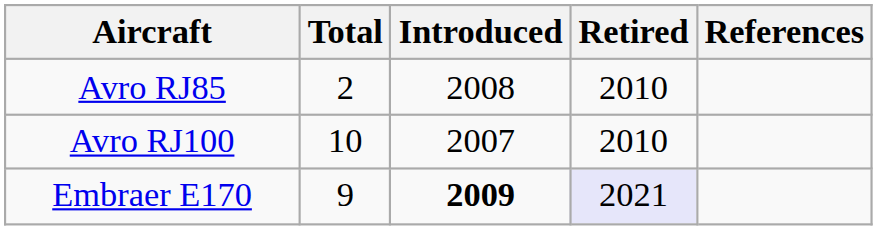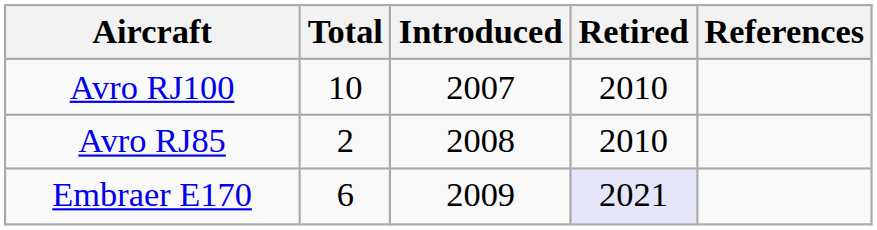rows swapped: (152, 86) <-> (152, 140)
(345, 195) 9 -> (345, 195) 6
(481, 195) bold -> (481, 195) normal
